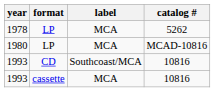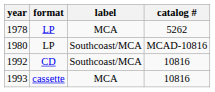(106, 45) MCA -> (106, 45) Southcoast/MCA
(17, 62) 1993 -> (17, 62) 1992
